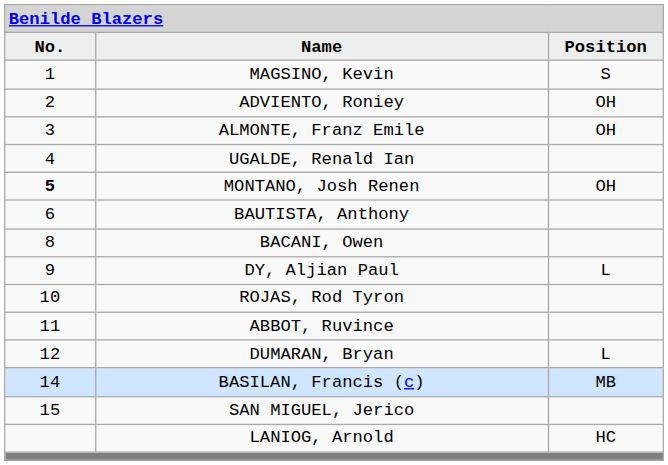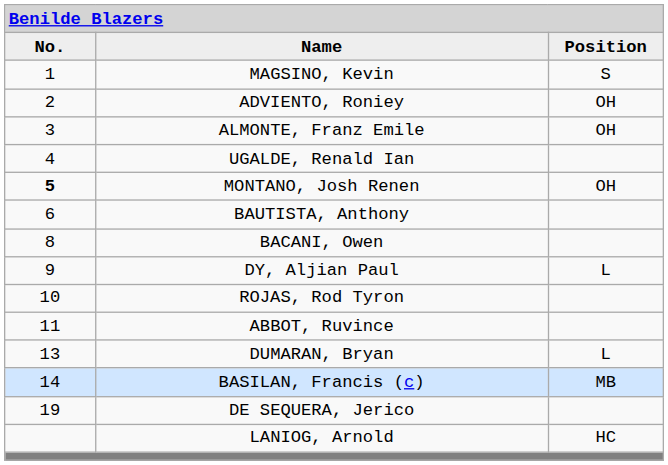(50, 354) 12 -> (50, 354) 13
- row: (322, 410)
+ row: (322, 410)
